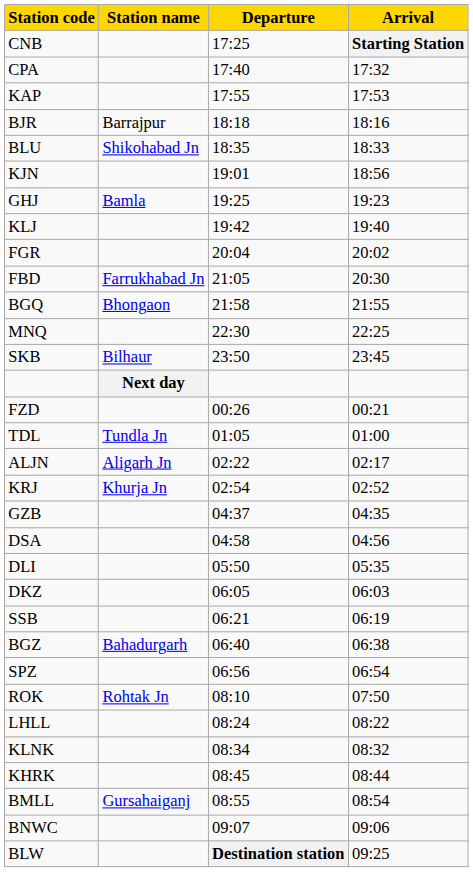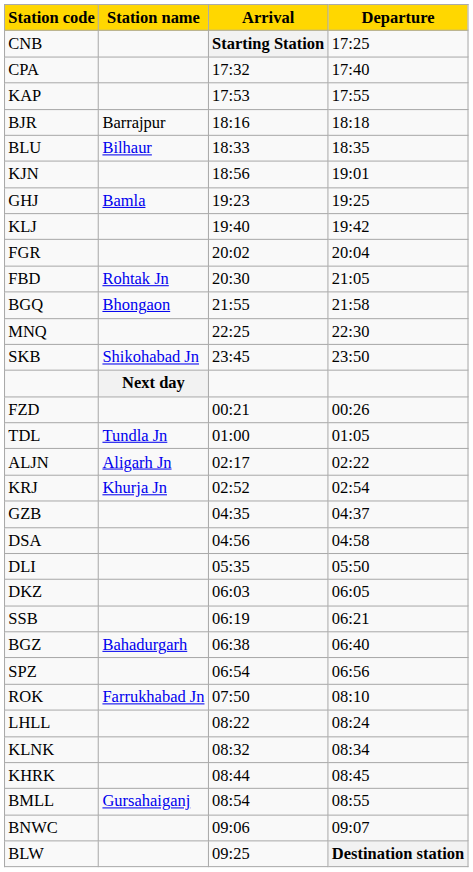columns swapped: (408, 17) <-> (278, 17)
(151, 148) Shikohabad Jn -> (127, 148) Bilhaur
(153, 278) Farrukhabad Jn -> (136, 278) Rohtak Jn
(127, 357) Bilhaur -> (151, 357) Shikohabad Jn
(136, 697) Rohtak Jn -> (153, 697) Farrukhabad Jn
